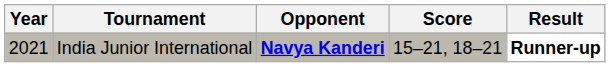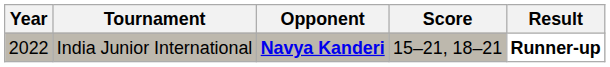(29, 47) 2021 -> (29, 47) 2022
